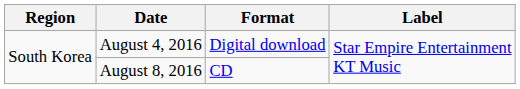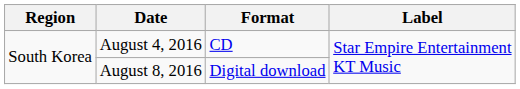(268, 44) Digital download -> (221, 44) CD
(221, 70) CD -> (268, 70) Digital download
